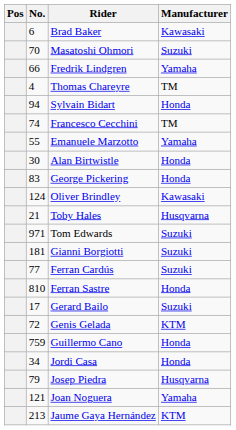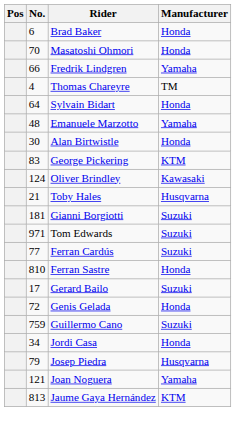(183, 32) Kawasaki -> (176, 32) Honda
(176, 50) Suzuki -> (176, 50) Honda
(34, 105) 94 -> (34, 105) 64
- row: (94, 123)
(34, 141) 55 -> (34, 123) 48
(176, 178) Honda -> (173, 160) KTM
rows swapped: (81, 233) <-> (87, 251)
(173, 324) KTM -> (176, 306) Honda
(176, 343) Honda -> (176, 324) Suzuki
(37, 416) 213 -> (37, 398) 813
